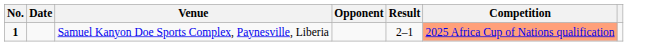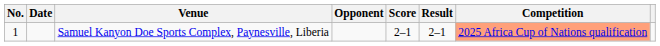+ column: (403, 13)
(15, 31) bold -> (15, 31) normal
